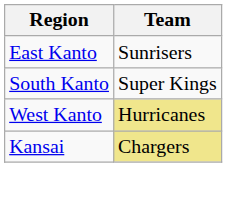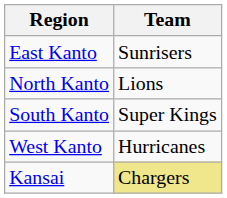+ row: (59, 83)
(162, 114) khaki background -> (162, 146) no background
